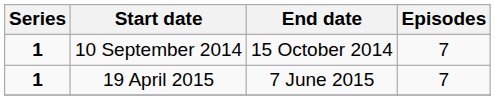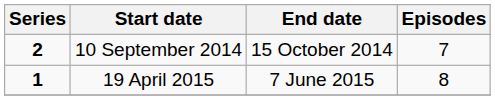(38, 49) 1 -> (38, 49) 2
(444, 79) 7 -> (444, 79) 8
